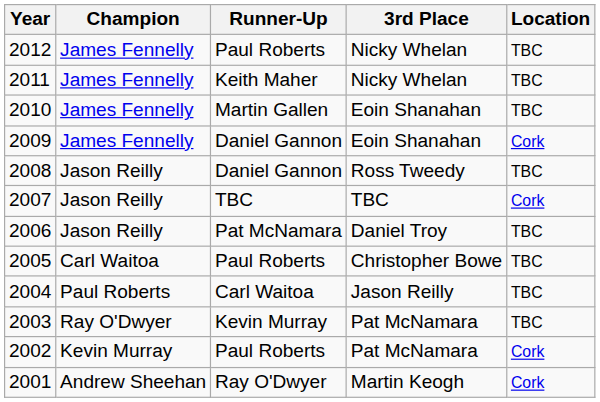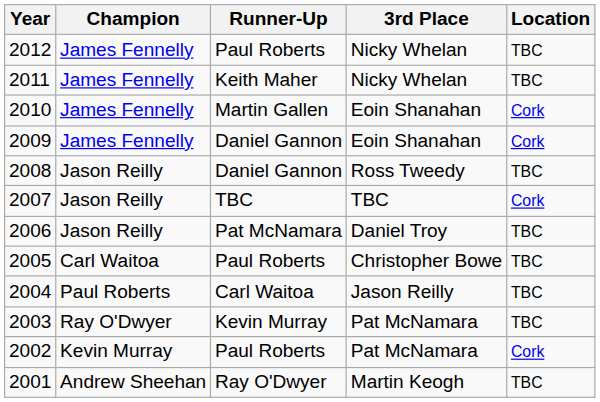(527, 111) TBC -> (528, 111) Cork
(528, 383) Cork -> (527, 383) TBC
